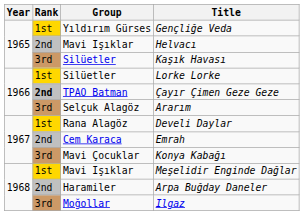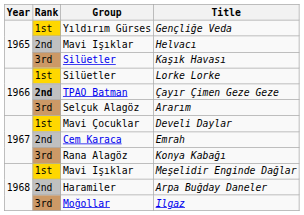(95, 124) Rana Alagöz -> (101, 124) Mavi Çocuklar
(101, 155) Mavi Çocuklar -> (95, 155) Rana Alagöz
